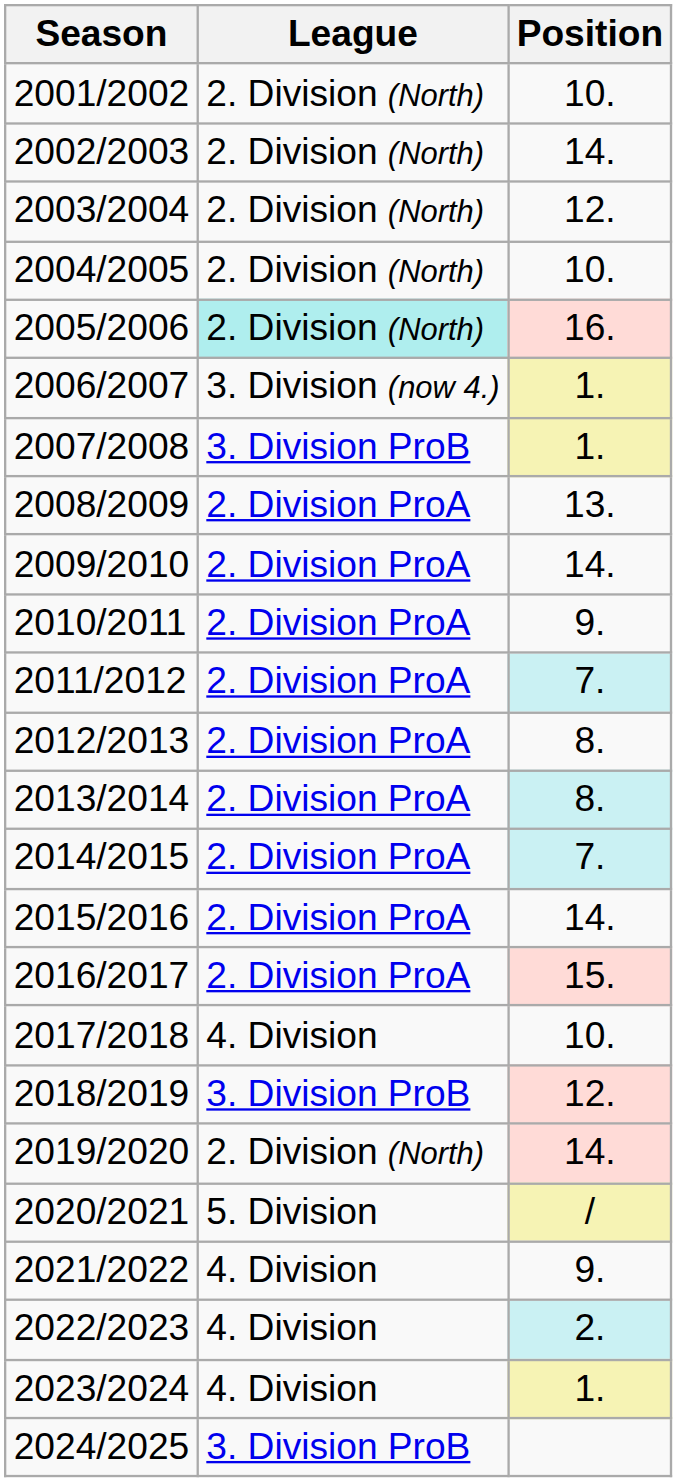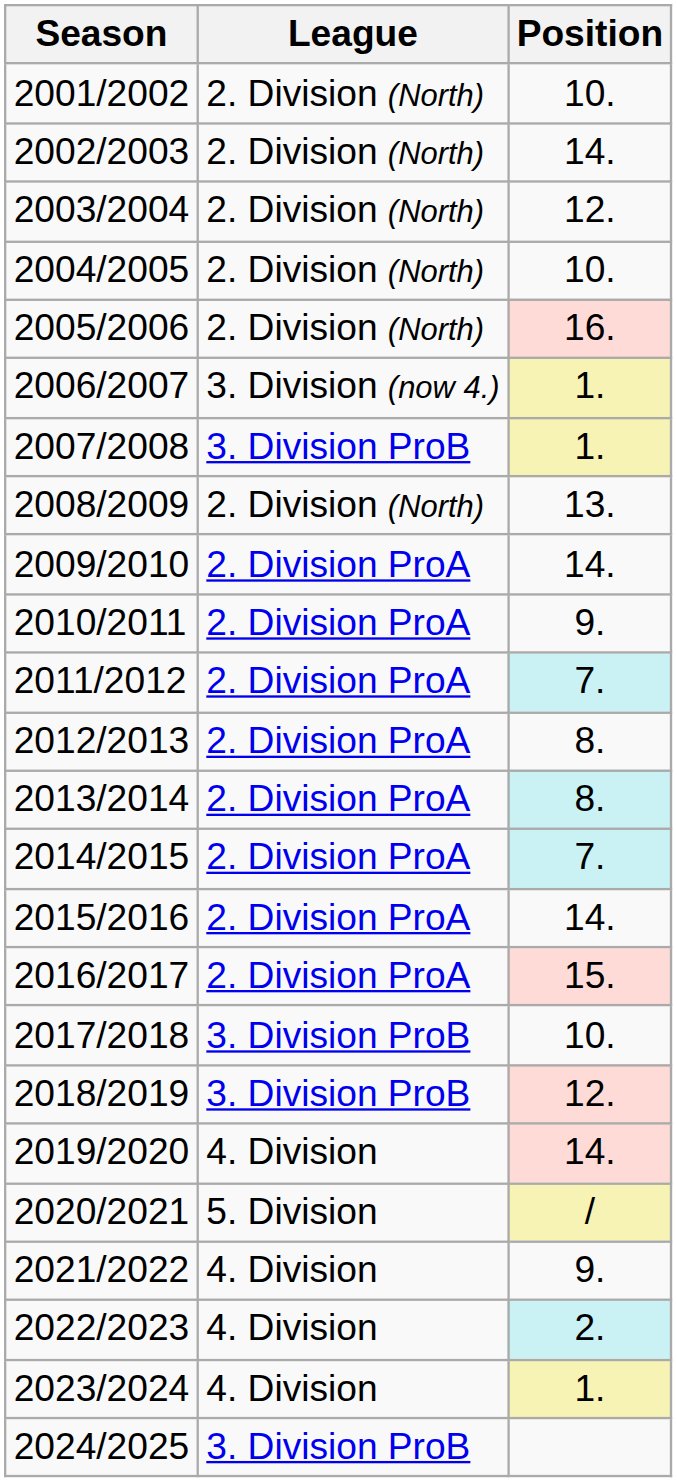(345, 328) paleturquoise background -> (345, 328) no background
(338, 504) 2. Division ProA -> (345, 504) 2. Division (North)
(292, 1034) 4. Division -> (338, 1034) 3. Division ProB
(345, 1152) 2. Division (North) -> (292, 1152) 4. Division
